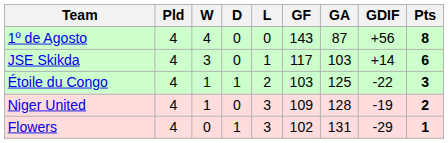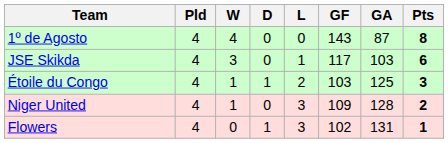- column: (383, 15)
